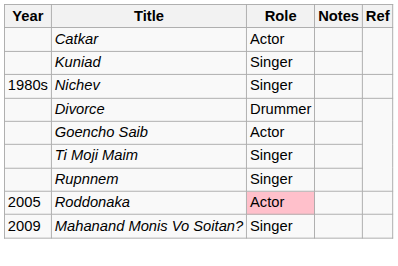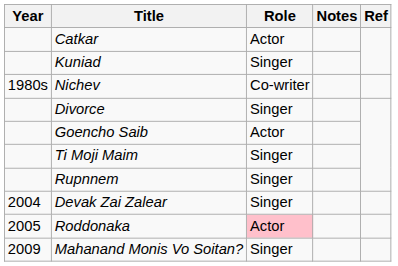(271, 86) Singer -> (280, 86) Co-writer
(281, 109) Drummer -> (271, 109) Singer
+ row: (111, 202)
